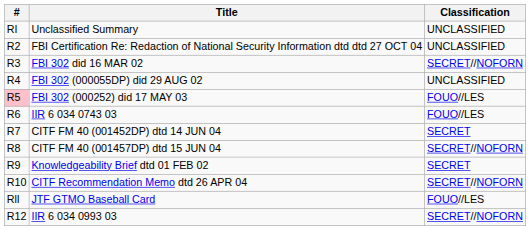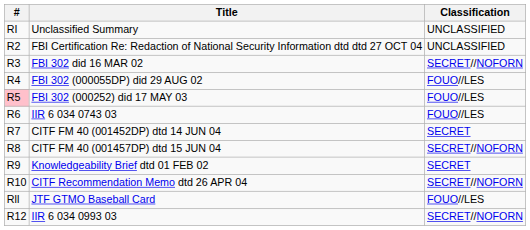(466, 81) UNCLASSIFIED -> (456, 81) FOUO//LES
